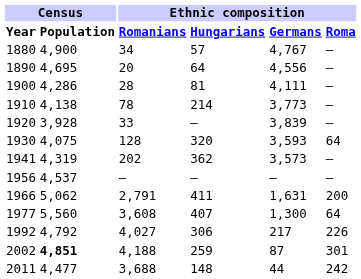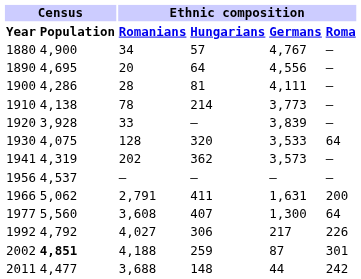(288, 141) 3,593 -> (288, 141) 3,533
